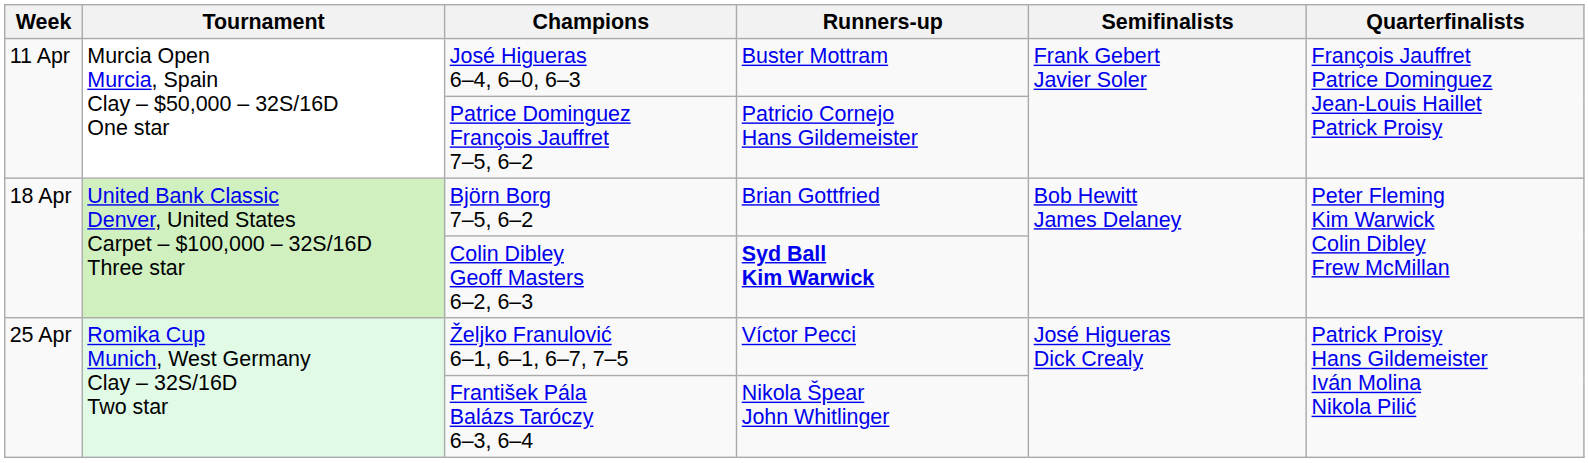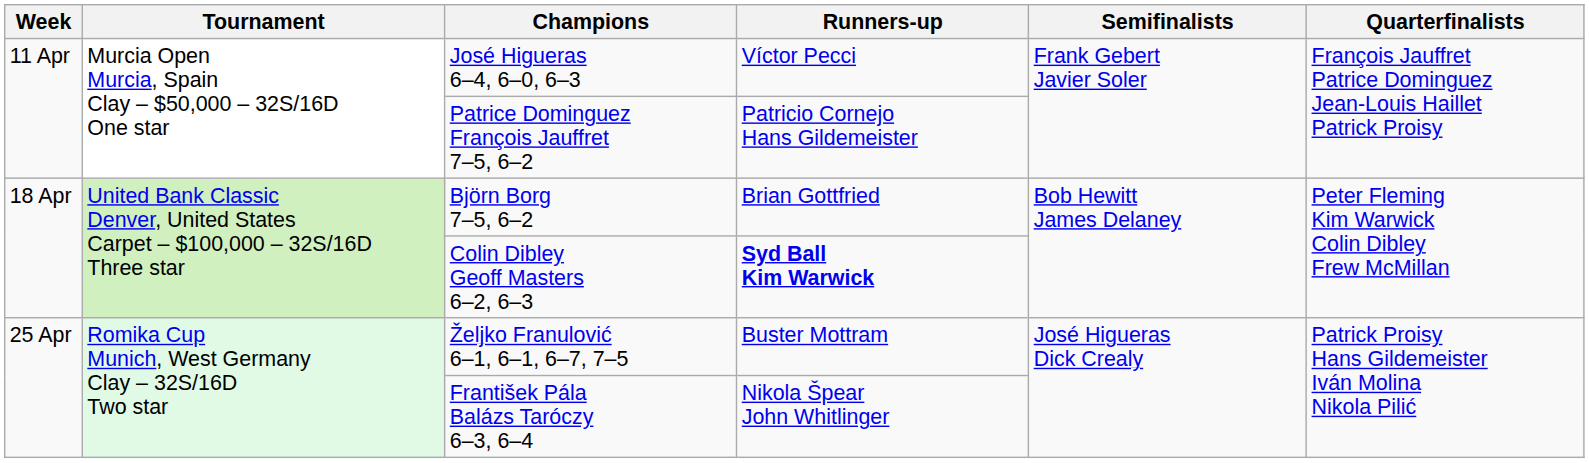(815, 56) Buster Mottram -> (799, 56) Víctor Pecci
(799, 335) Víctor Pecci -> (815, 335) Buster Mottram
